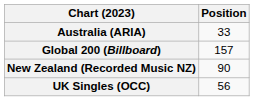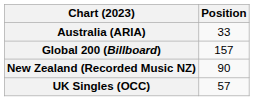(224, 86) 56 -> (224, 86) 57
